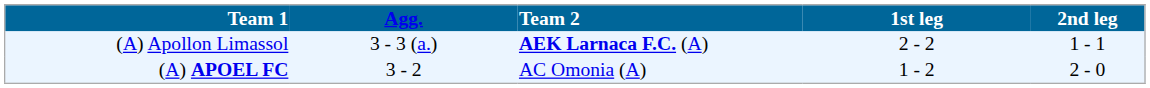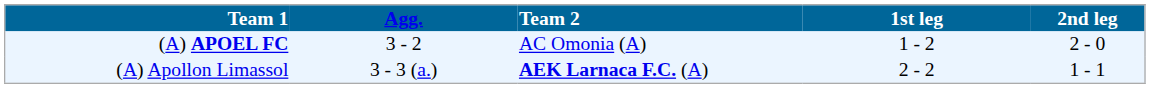rows swapped: (224, 69) <-> (202, 43)
